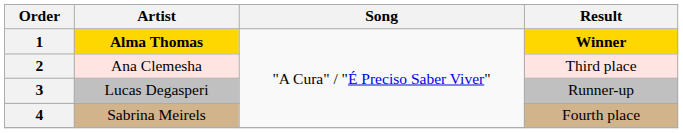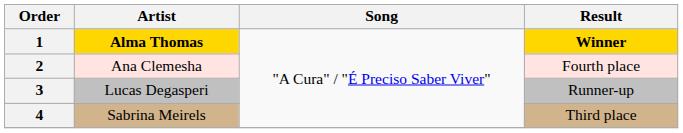(601, 66) Third place -> (601, 66) Fourth place
(601, 115) Fourth place -> (601, 115) Third place
